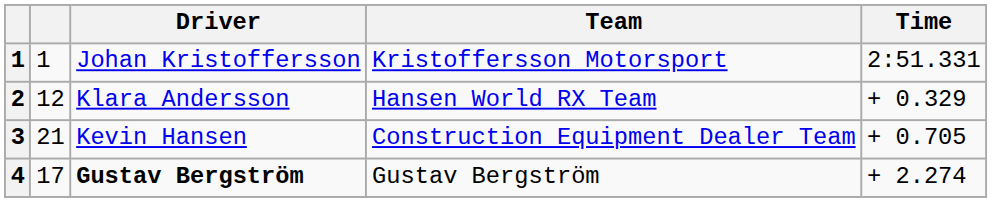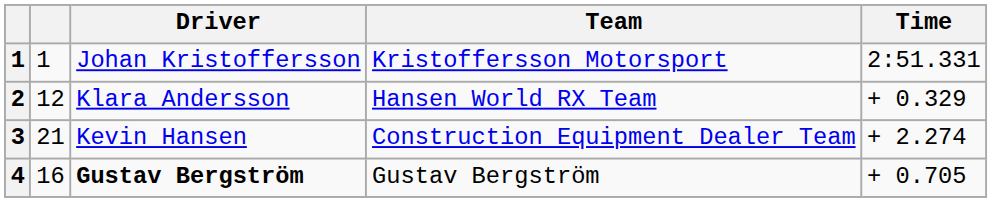(917, 139) + 0.705 -> (917, 139) + 2.274
(51, 178) 17 -> (51, 178) 16
(917, 178) + 2.274 -> (917, 178) + 0.705
